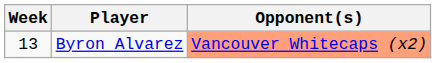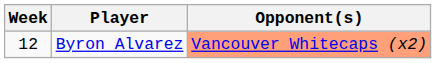(28, 45) 13 -> (28, 45) 12
